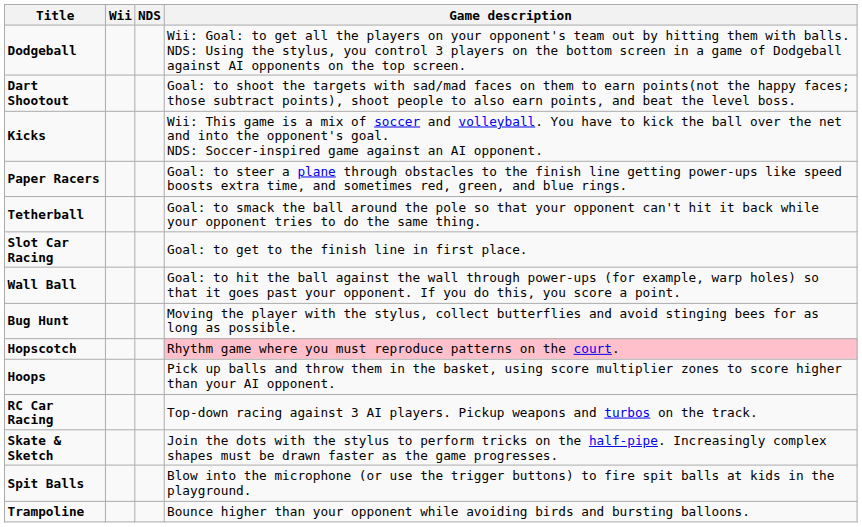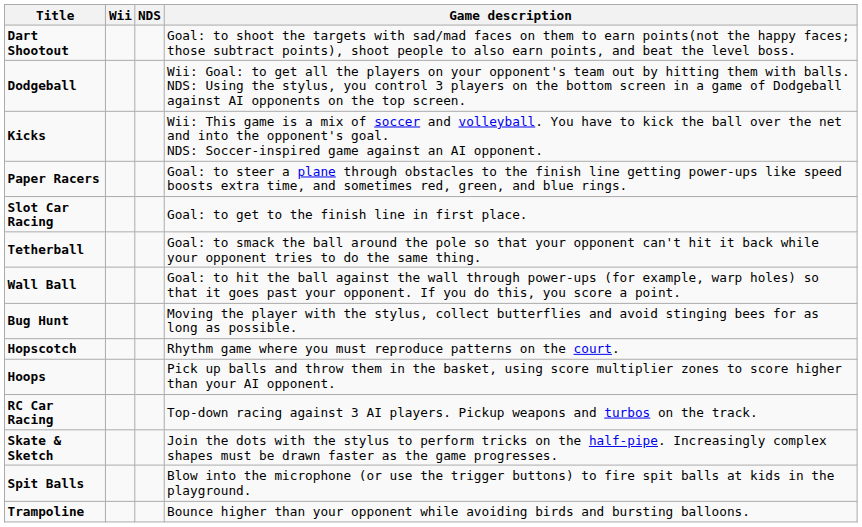rows swapped: (38, 93) <-> (42, 50)
rows swapped: (38, 250) <-> (46, 214)
(393, 349) pink background -> (393, 349) no background
